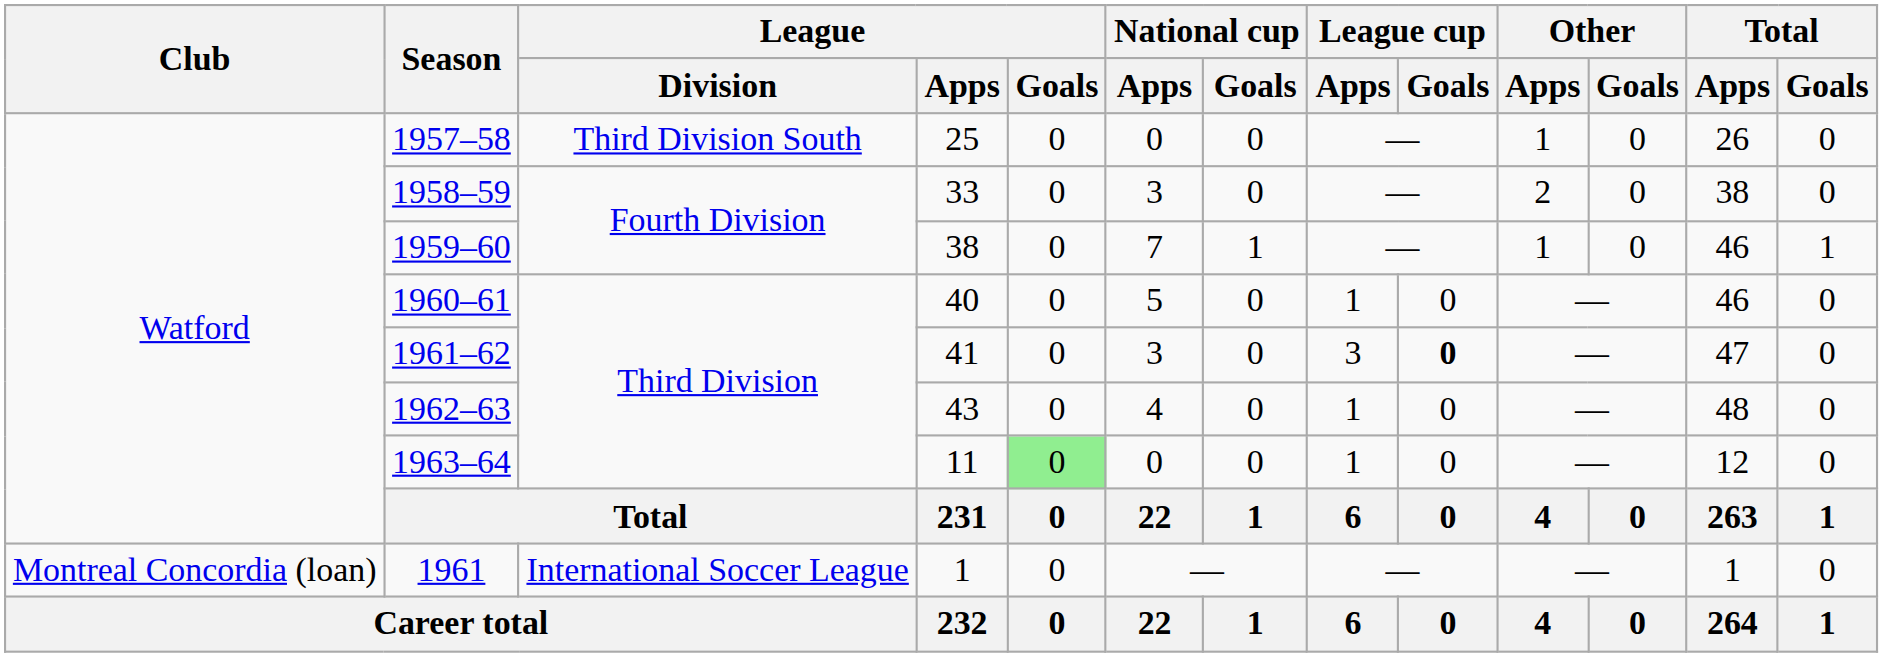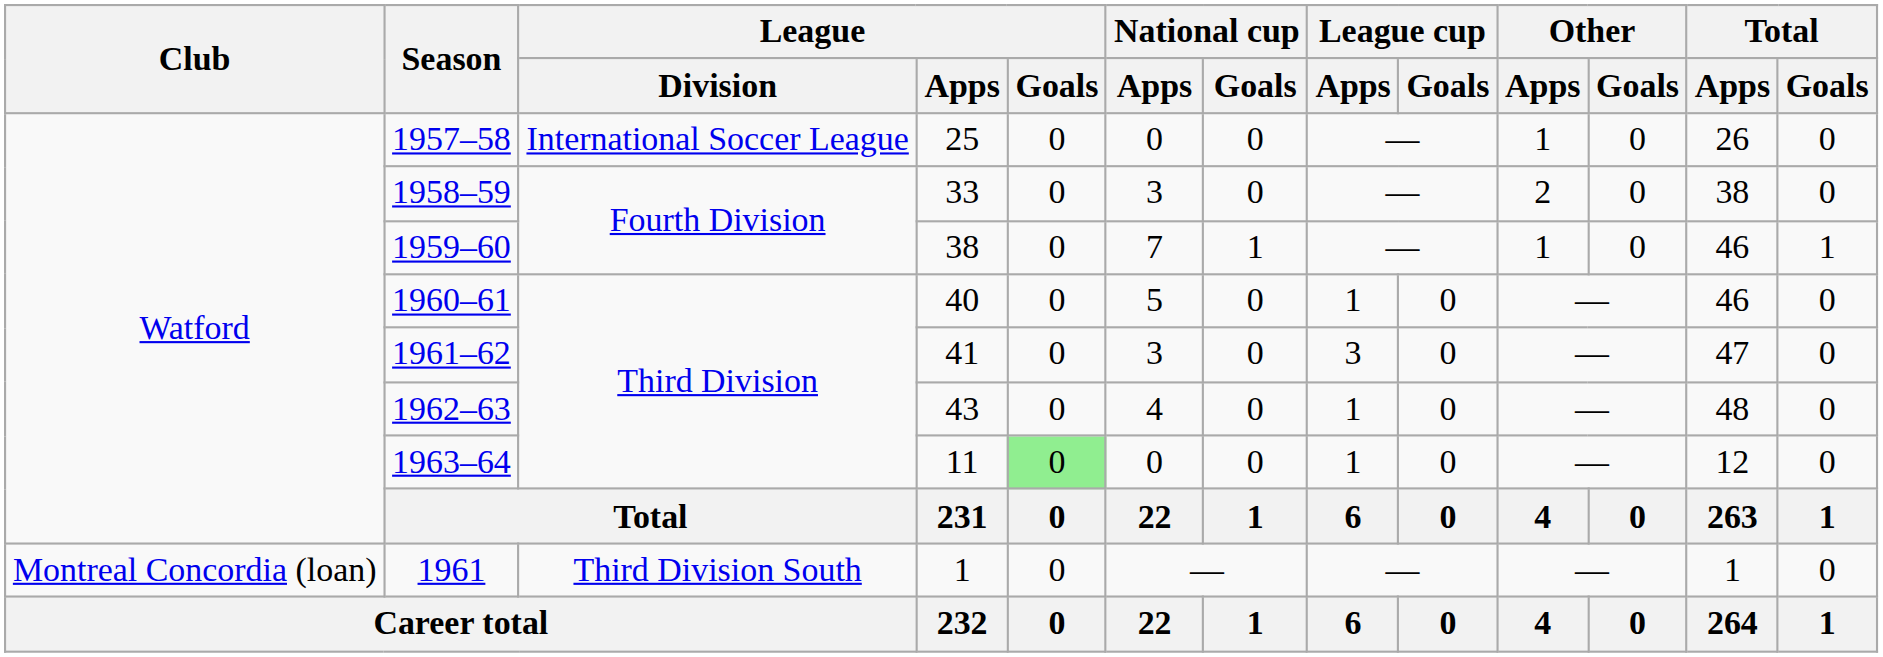(718, 138) Third Division South -> (718, 138) International Soccer League
(1448, 354) bold -> (1448, 354) normal
(718, 569) International Soccer League -> (718, 569) Third Division South
